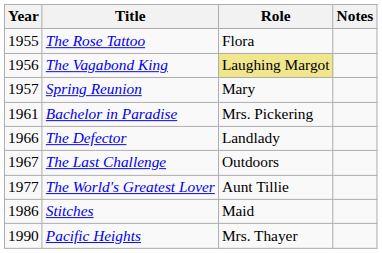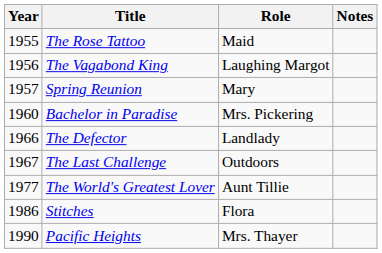(238, 41) Flora -> (238, 41) Maid
(276, 65) khaki background -> (276, 65) no background
(23, 114) 1961 -> (23, 114) 1960
(238, 211) Maid -> (238, 211) Flora
